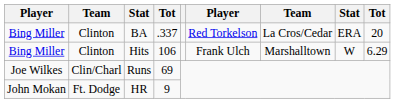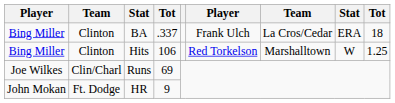(223, 32) Red Torkelson -> (223, 32) Frank Ulch
(377, 32) 20 -> (377, 32) 18
(223, 51) Frank Ulch -> (223, 51) Red Torkelson
(377, 51) 6.29 -> (377, 51) 1.25
